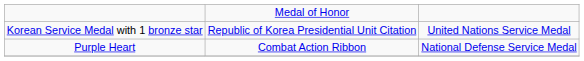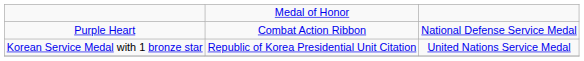rows swapped: (105, 47) <-> (105, 30)
